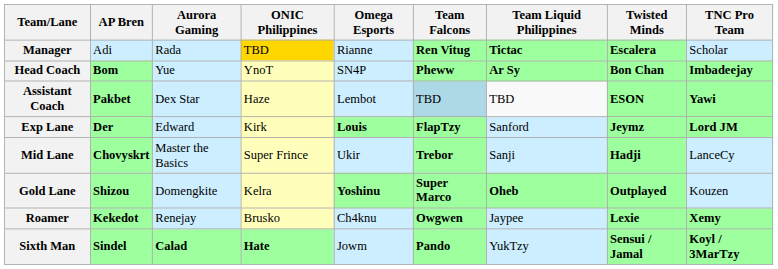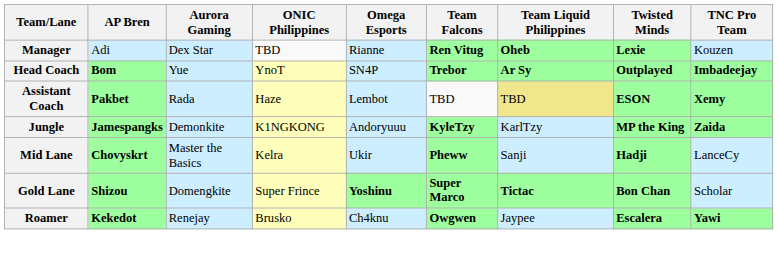(168, 50) Rada -> (191, 50) Dex Star
(256, 50) gold background -> (268, 50) no background
(506, 50) Tictac -> (515, 50) Oheb
(633, 50) Escalera -> (631, 50) Lexie
(708, 50) Scholar -> (713, 50) Kouzen
(435, 71) Pheww -> (448, 71) Trebor
(637, 71) Bon Chan -> (644, 71) Outplayed
(177, 99) Dex Star -> (182, 99) Rada
(429, 99) lightblue background -> (442, 99) no background
(502, 99) no background -> (513, 99) khaki background
(703, 99) Yawi -> (710, 99) Xemy
- row: (47, 127)
+ row: (46, 127)
(276, 155) Super Frince -> (269, 155) Kelra
(435, 155) Trebor -> (449, 155) Pheww
(258, 190) Kelra -> (288, 190) Super Frince
(504, 190) Oheb -> (517, 190) Tictac
(638, 190) Outplayed -> (643, 190) Bon Chan
(709, 190) Kouzen -> (713, 190) Scholar
(625, 219) Lexie -> (639, 219) Escalera
(705, 219) Xemy -> (707, 219) Yawi
- row: (47, 247)
